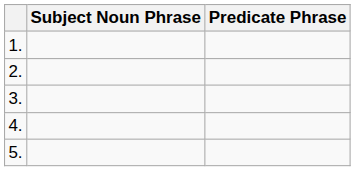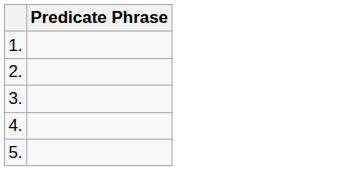- column: (116, 17)
